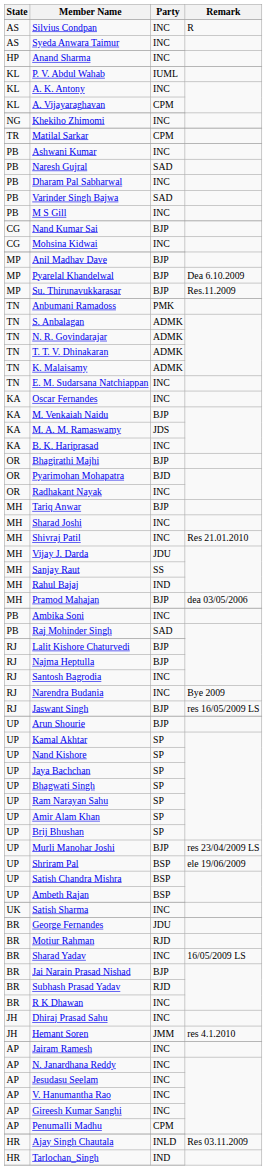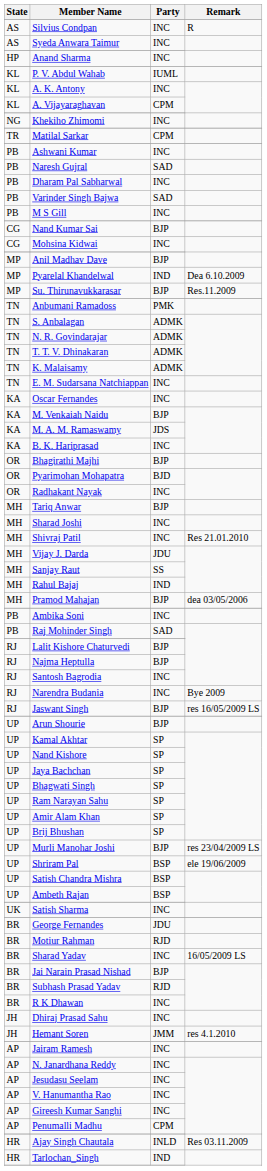(161, 275) BJP -> (162, 275) IND
